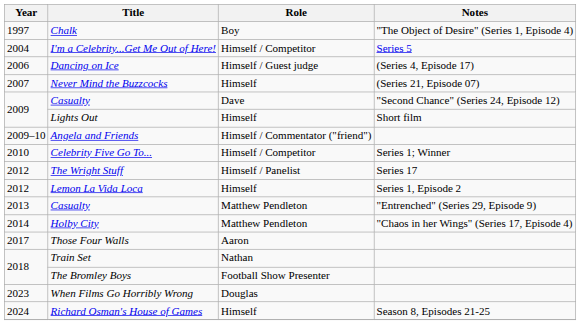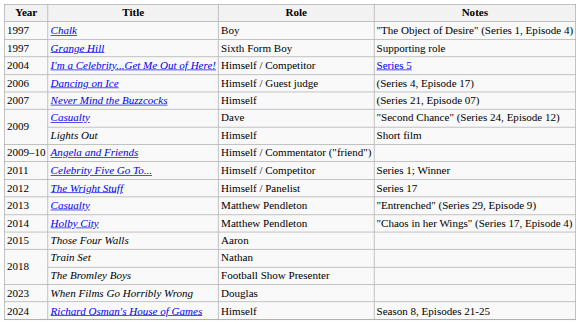+ row: (77, 48)
(18, 153) 2010 -> (18, 170) 2011
- row: (97, 188)
(18, 240) 2017 -> (18, 240) 2015
